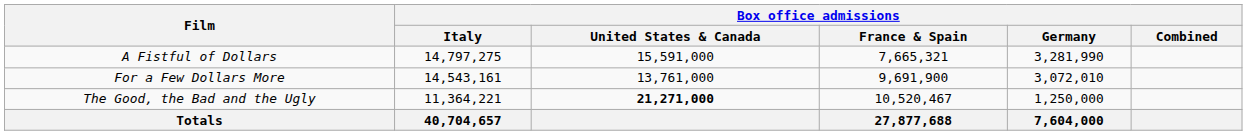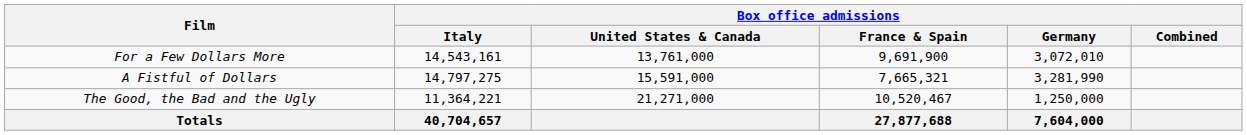rows swapped: (199, 57) <-> (199, 78)
(675, 99) bold -> (675, 99) normal
